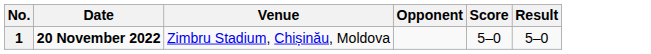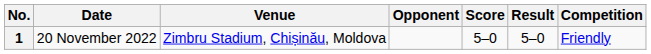+ column: (602, 15)
(99, 37) bold -> (97, 37) normal
